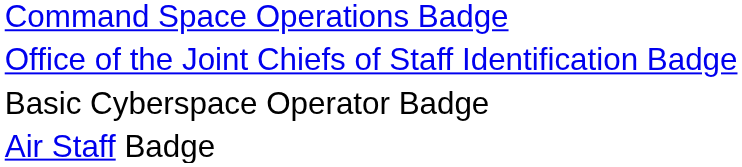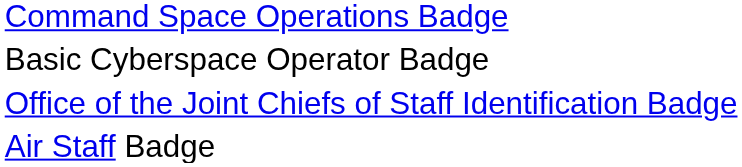rows swapped: (247, 103) <-> (371, 60)
